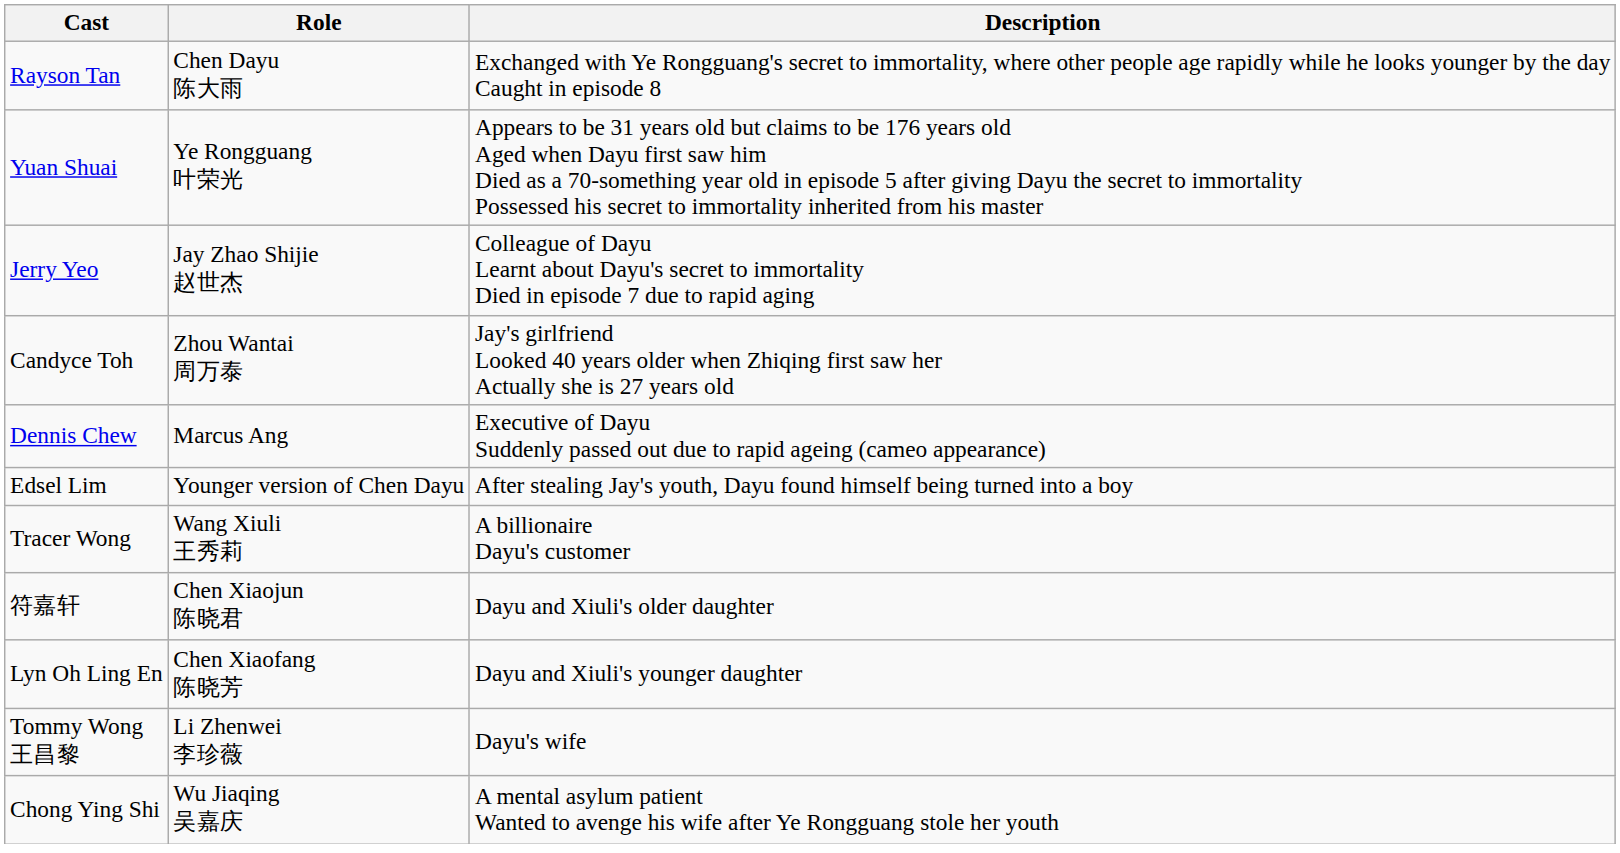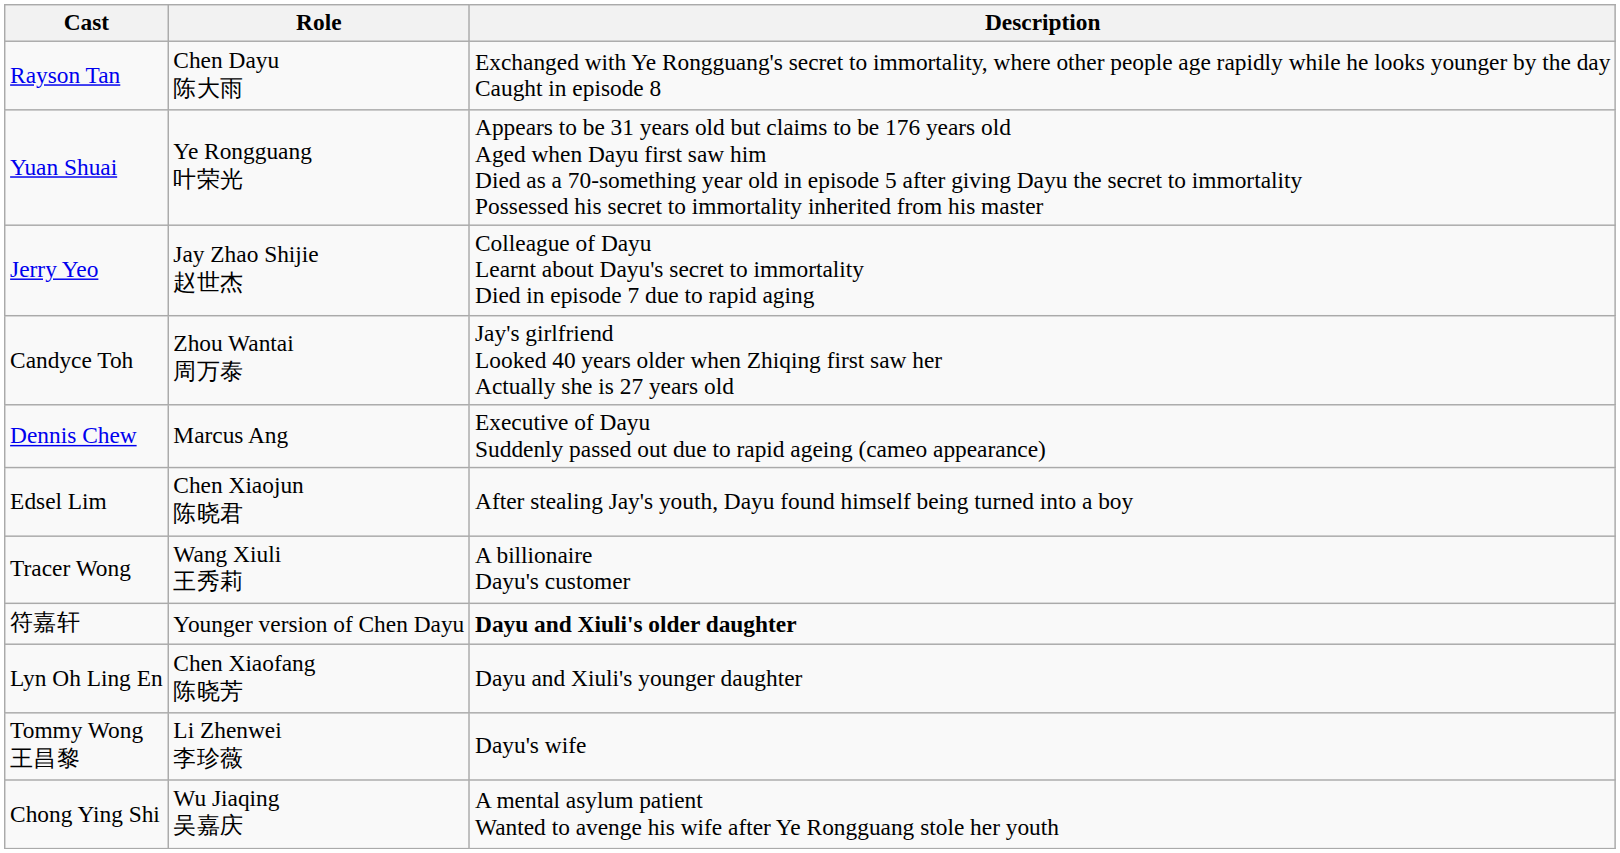(319, 486) Younger version of Chen Dayu -> (239, 500) Chen Xiaojun 陈晓君
(239, 604) Chen Xiaojun 陈晓君 -> (319, 623) Younger version of Chen Dayu
(624, 606) normal -> (636, 623) bold
